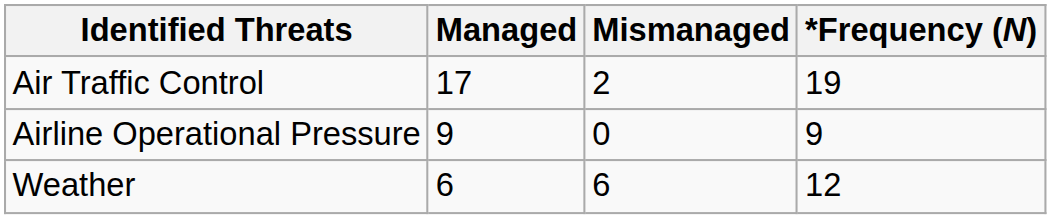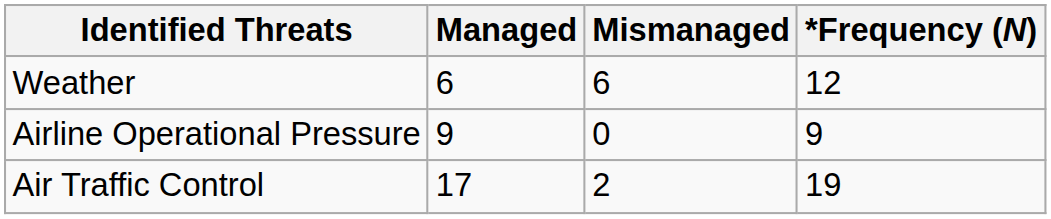rows swapped: (138, 82) <-> (74, 185)
